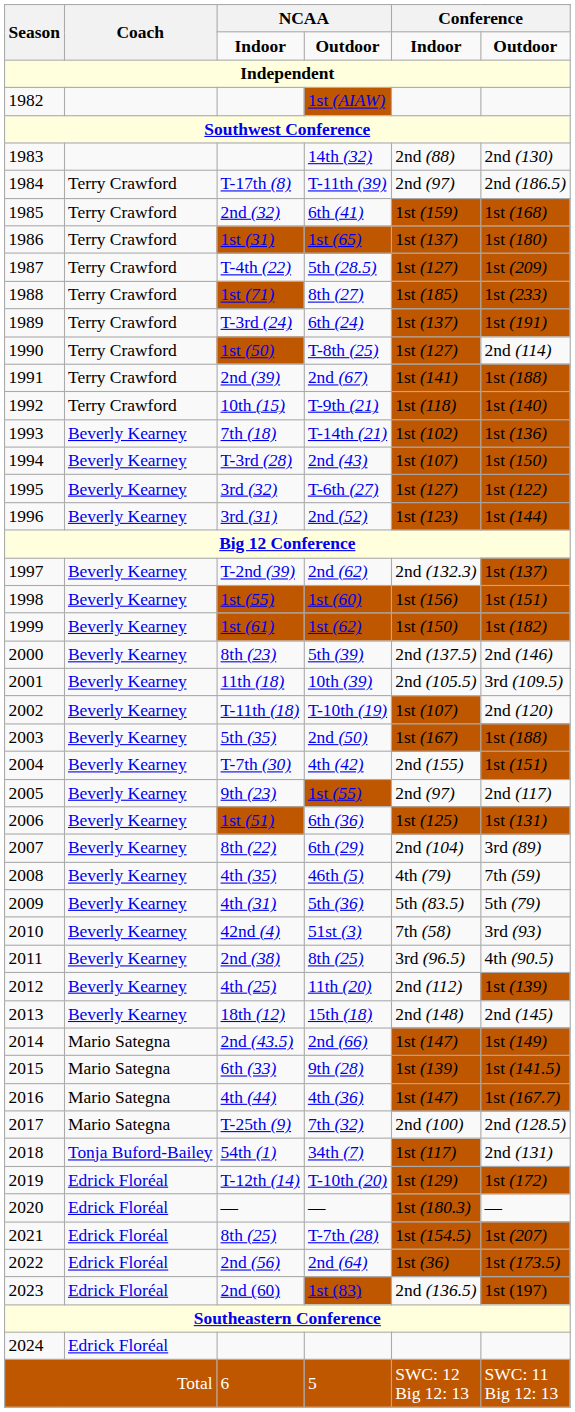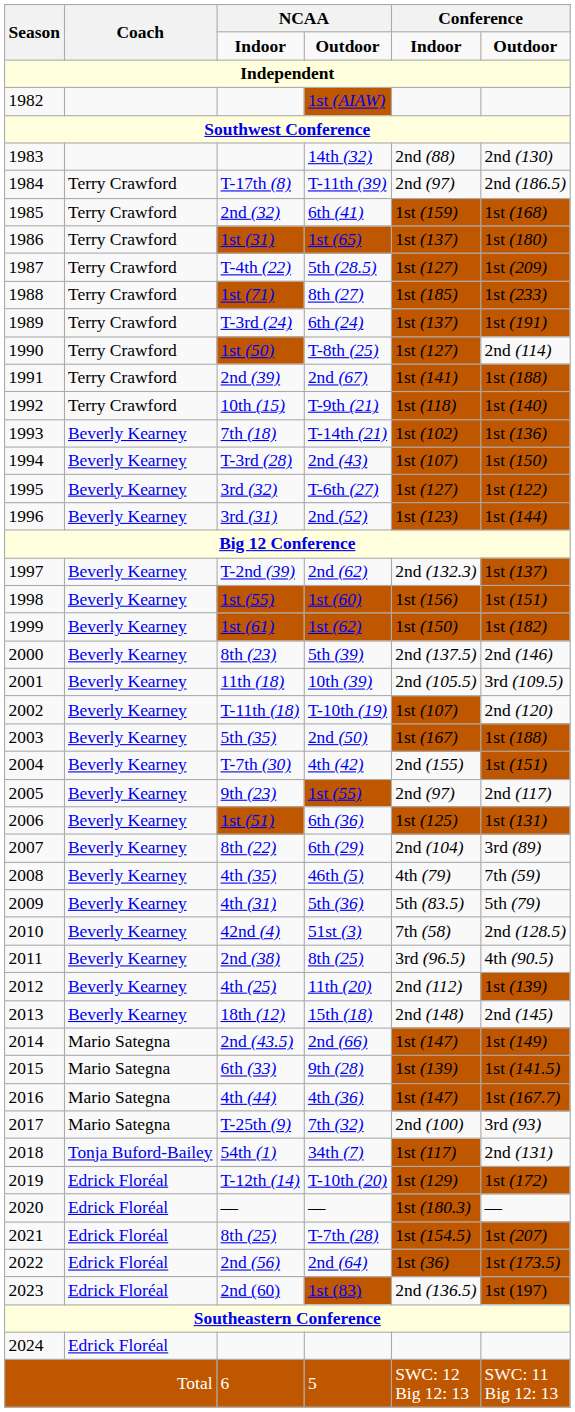(513, 931) 3rd (93) -> (525, 931) 2nd (128.5)
(525, 1124) 2nd (128.5) -> (513, 1124) 3rd (93)
